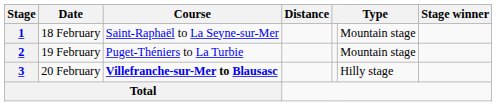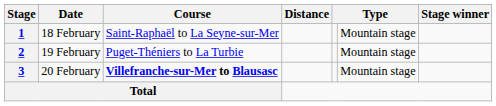(367, 71) Hilly stage -> (378, 71) Mountain stage
